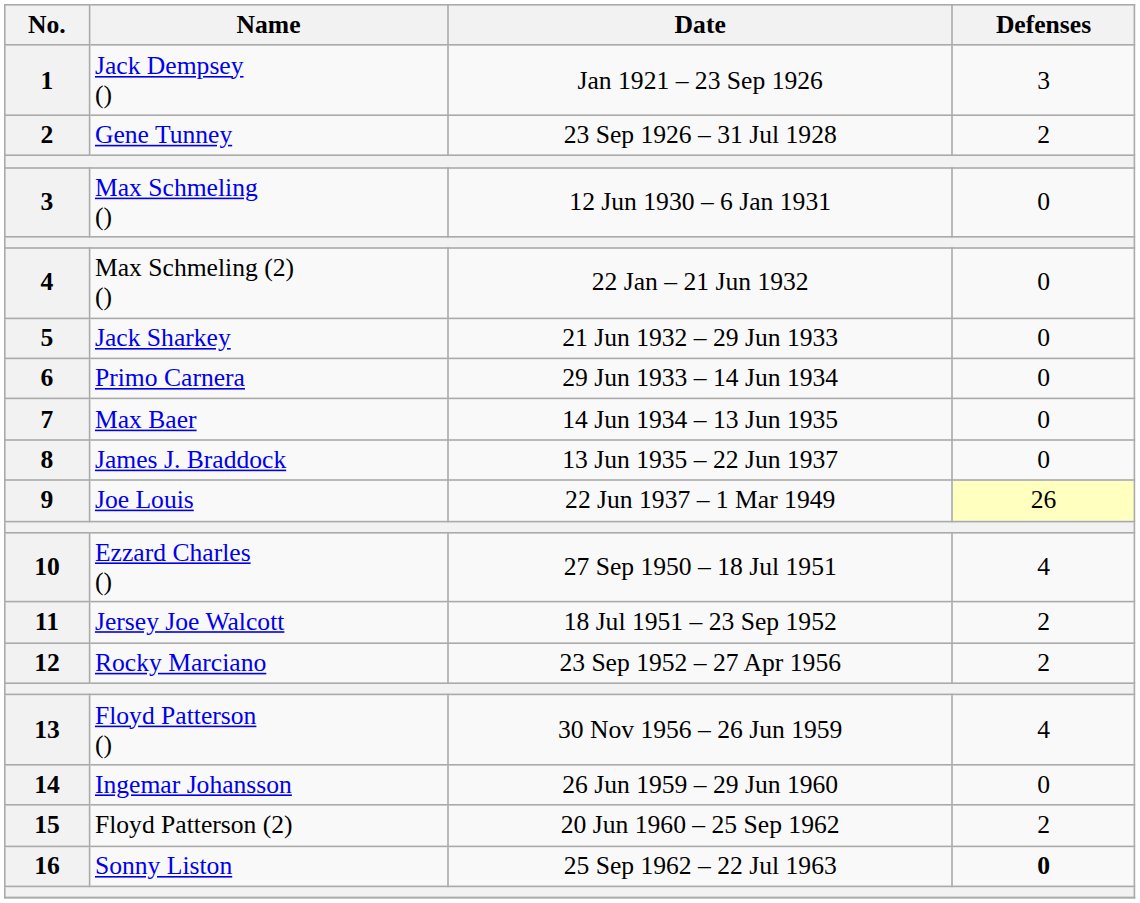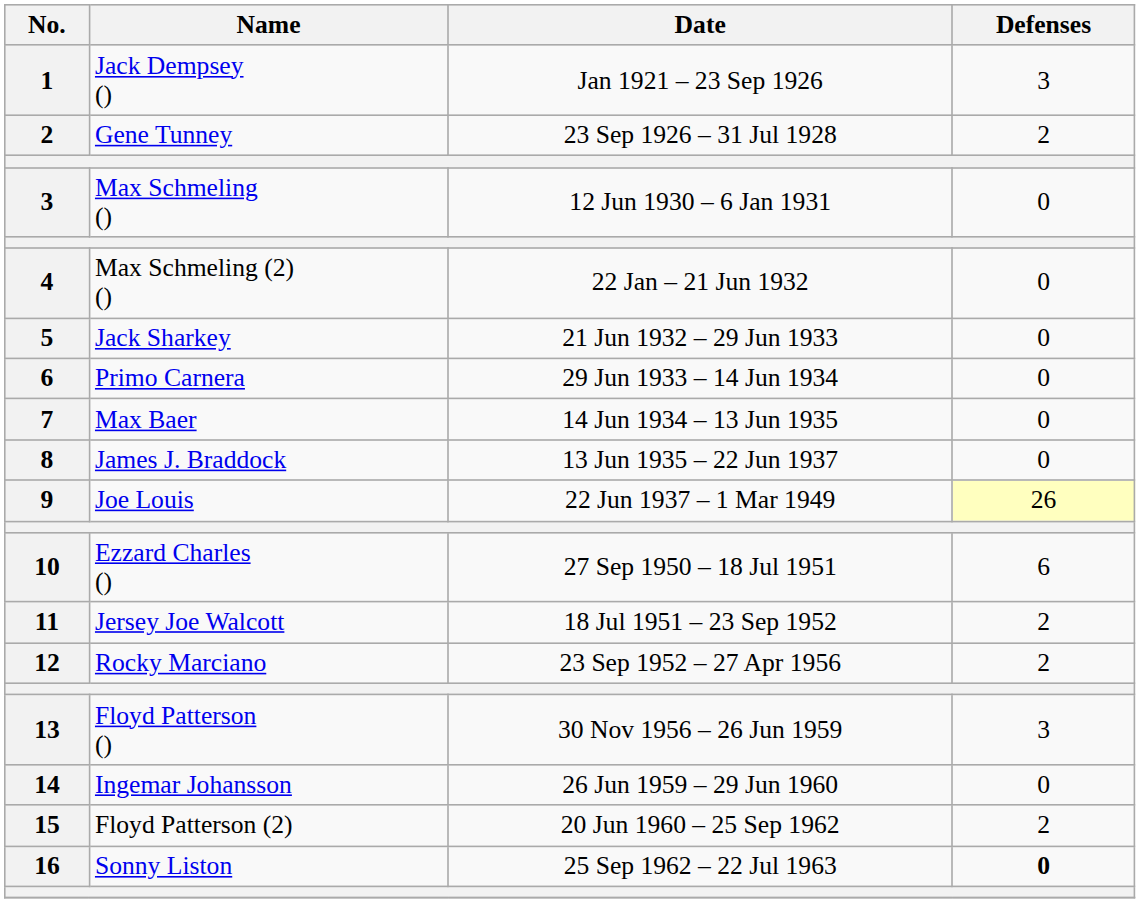(1044, 567) 4 -> (1044, 567) 6
(1044, 729) 4 -> (1044, 729) 3
